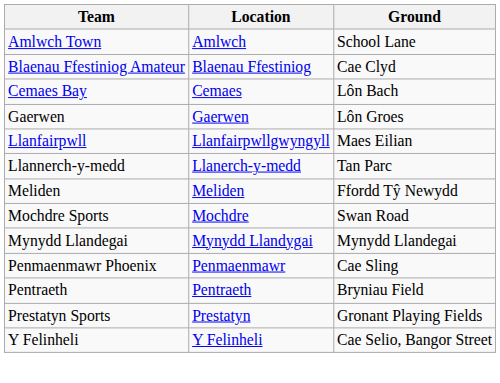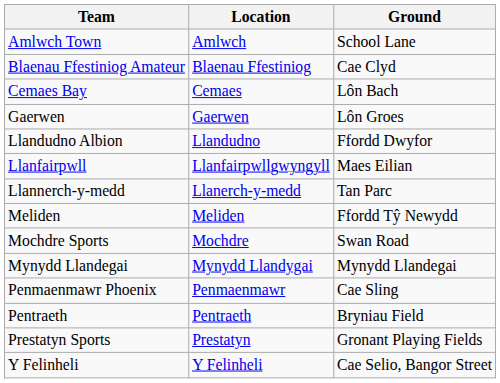+ row: (65, 141)
